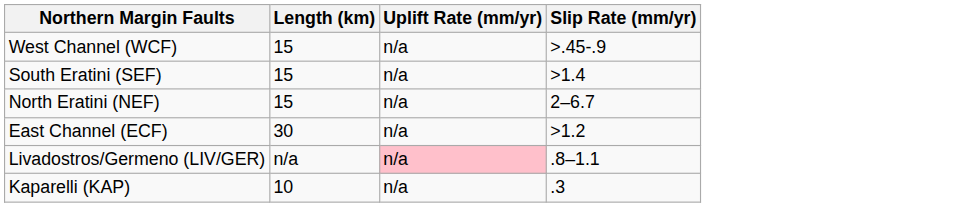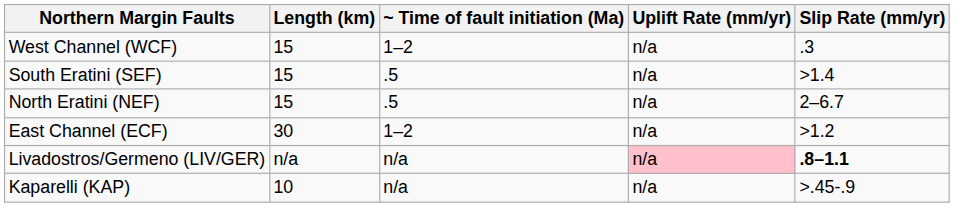+ column: (504, 18)
(578, 46) >.45-.9 -> (807, 46) .3
(575, 159) normal -> (824, 159) bold
(558, 187) .3 -> (827, 187) >.45-.9
